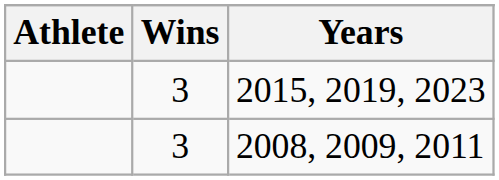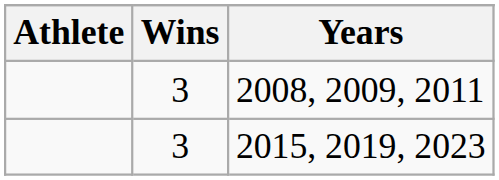rows swapped: (360, 145) <-> (361, 89)
